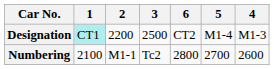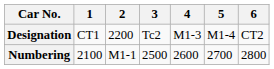columns swapped: (252, 14) <-> (186, 14)
(88, 34) paleturquoise background -> (88, 34) no background
(155, 34) 2500 -> (151, 34) Tc2
(151, 54) Tc2 -> (155, 54) 2500
